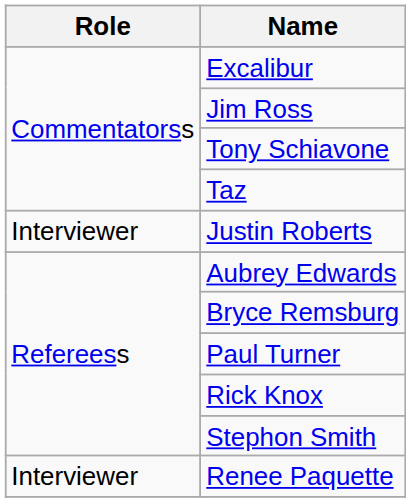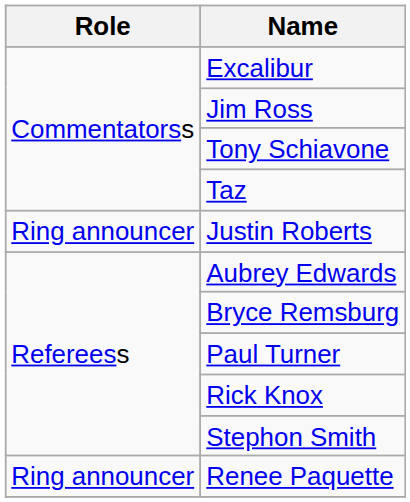(75, 231) Interviewer -> (103, 231) Ring announcer
(75, 477) Interviewer -> (103, 477) Ring announcer
